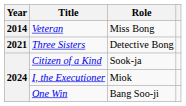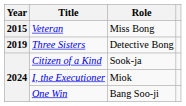(17, 28) 2014 -> (17, 28) 2015
(17, 45) 2021 -> (17, 45) 2019
